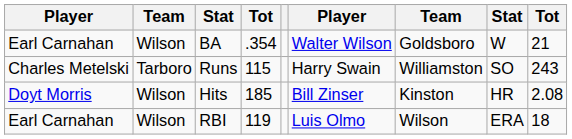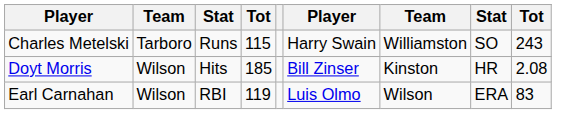- row: (210, 43)
(540, 120) 18 -> (525, 95) 83
